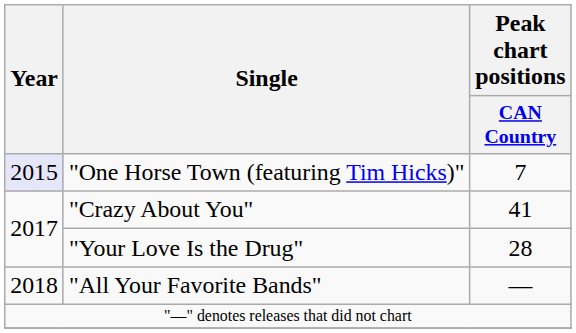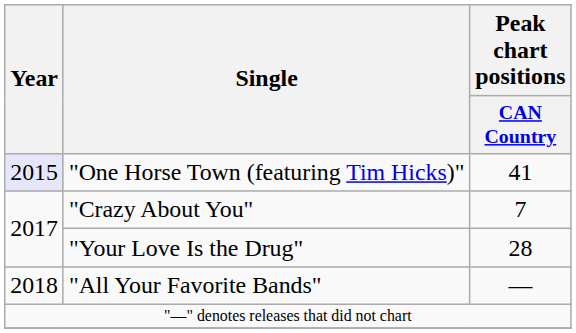(520, 171) 7 -> (520, 171) 41
(520, 209) 41 -> (520, 209) 7
